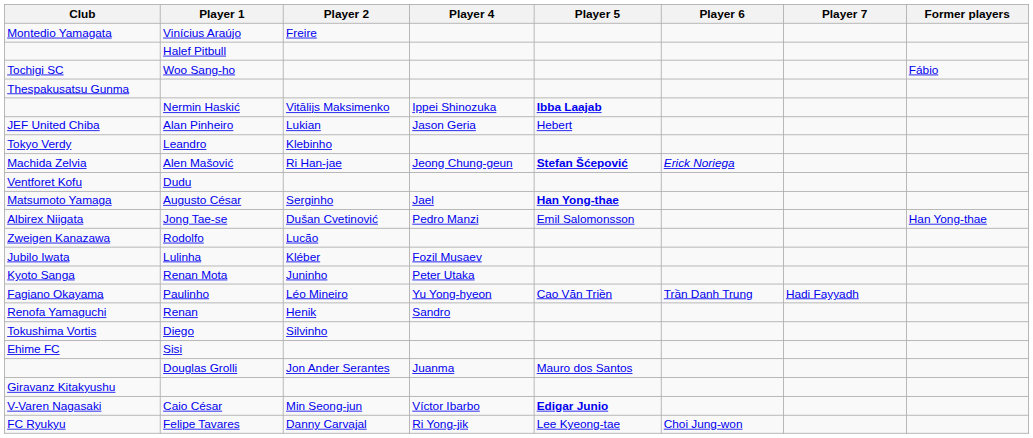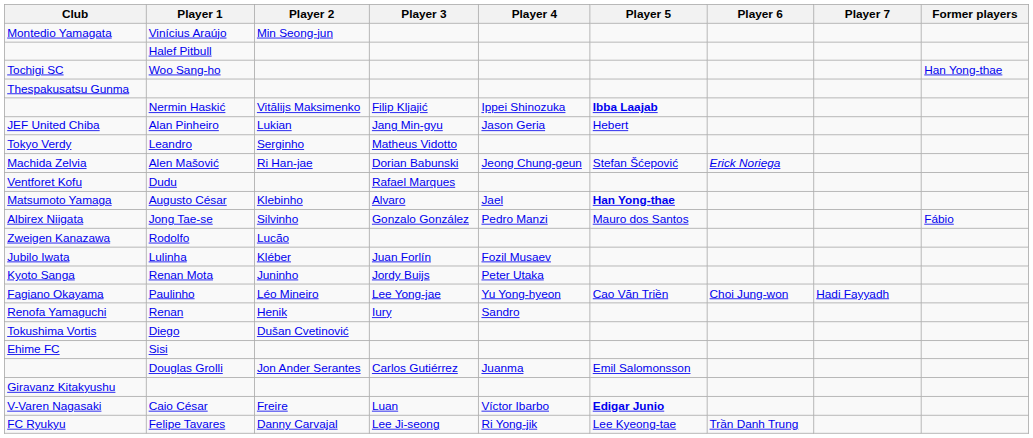+ column: (424, 14)
(301, 33) Freire -> (295, 33) Min Seong-jun
(924, 70) Fábio -> (963, 70) Han Yong-thae
(309, 145) Klebinho -> (281, 145) Serginho
(582, 163) bold -> (635, 163) normal
(310, 201) Serginho -> (280, 201) Klebinho
(332, 219) Dušan Cvetinović -> (278, 219) Silvinho
(586, 219) Emil Salomonsson -> (641, 219) Mauro dos Santos
(948, 219) Han Yong-thae -> (939, 219) Fábio
(708, 294) Trần Danh Trung -> (749, 294) Choi Jung-won
(307, 331) Silvinho -> (303, 331) Dušan Cvetinović
(585, 369) Mauro dos Santos -> (642, 369) Emil Salomonsson
(324, 406) Min Seong-jun -> (272, 406) Freire
(703, 425) Choi Jung-won -> (754, 425) Trần Danh Trung
